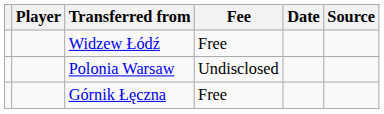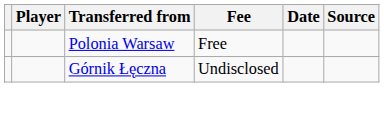- row: (114, 43)
(238, 69) Undisclosed -> (213, 43) Free
(213, 95) Free -> (238, 69) Undisclosed
